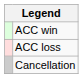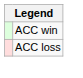- row: (45, 65)
